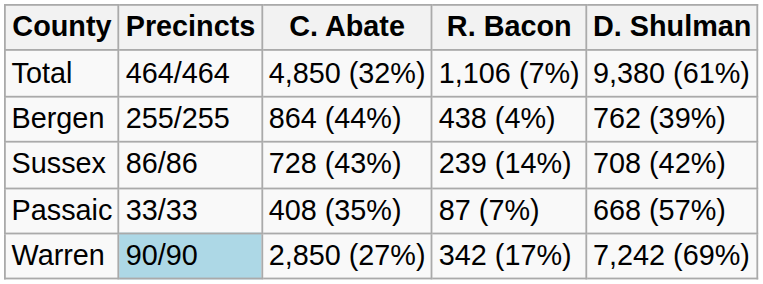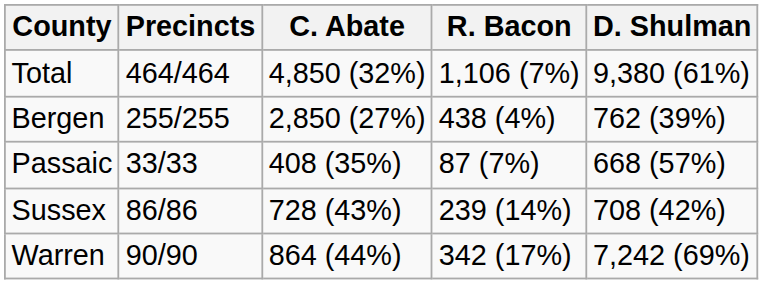(335, 118) 864 (44%) -> (347, 118) 2,850 (27%)
rows swapped: (62, 210) <-> (59, 164)
(162, 255) lightblue background -> (162, 255) no background
(347, 255) 2,850 (27%) -> (335, 255) 864 (44%)
